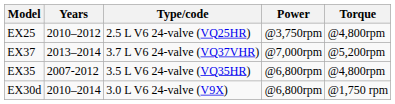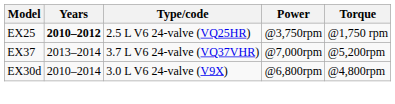(74, 33) normal -> (74, 33) bold
(356, 33) @4,800rpm -> (358, 33) @1,750 rpm
- row: (21, 71)
(358, 90) @1,750 rpm -> (356, 71) @4,800rpm
